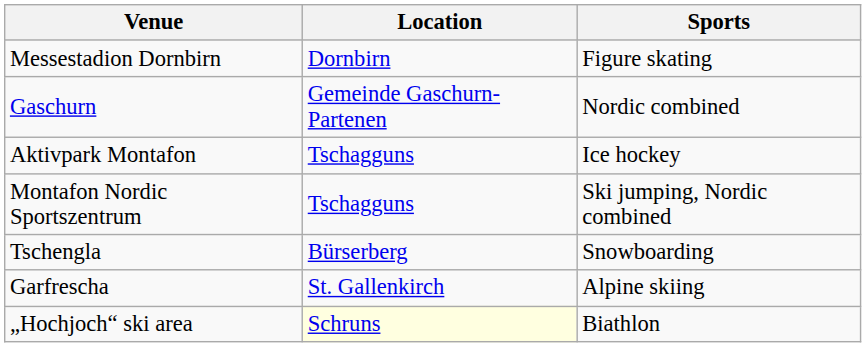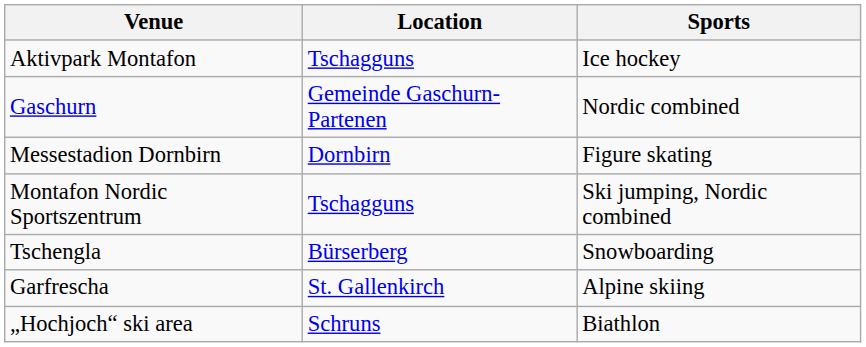rows swapped: (103, 155) <-> (115, 58)
(344, 323) lightyellow background -> (344, 323) no background
